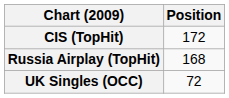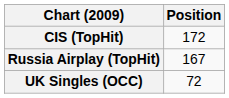(194, 59) 168 -> (194, 59) 167
